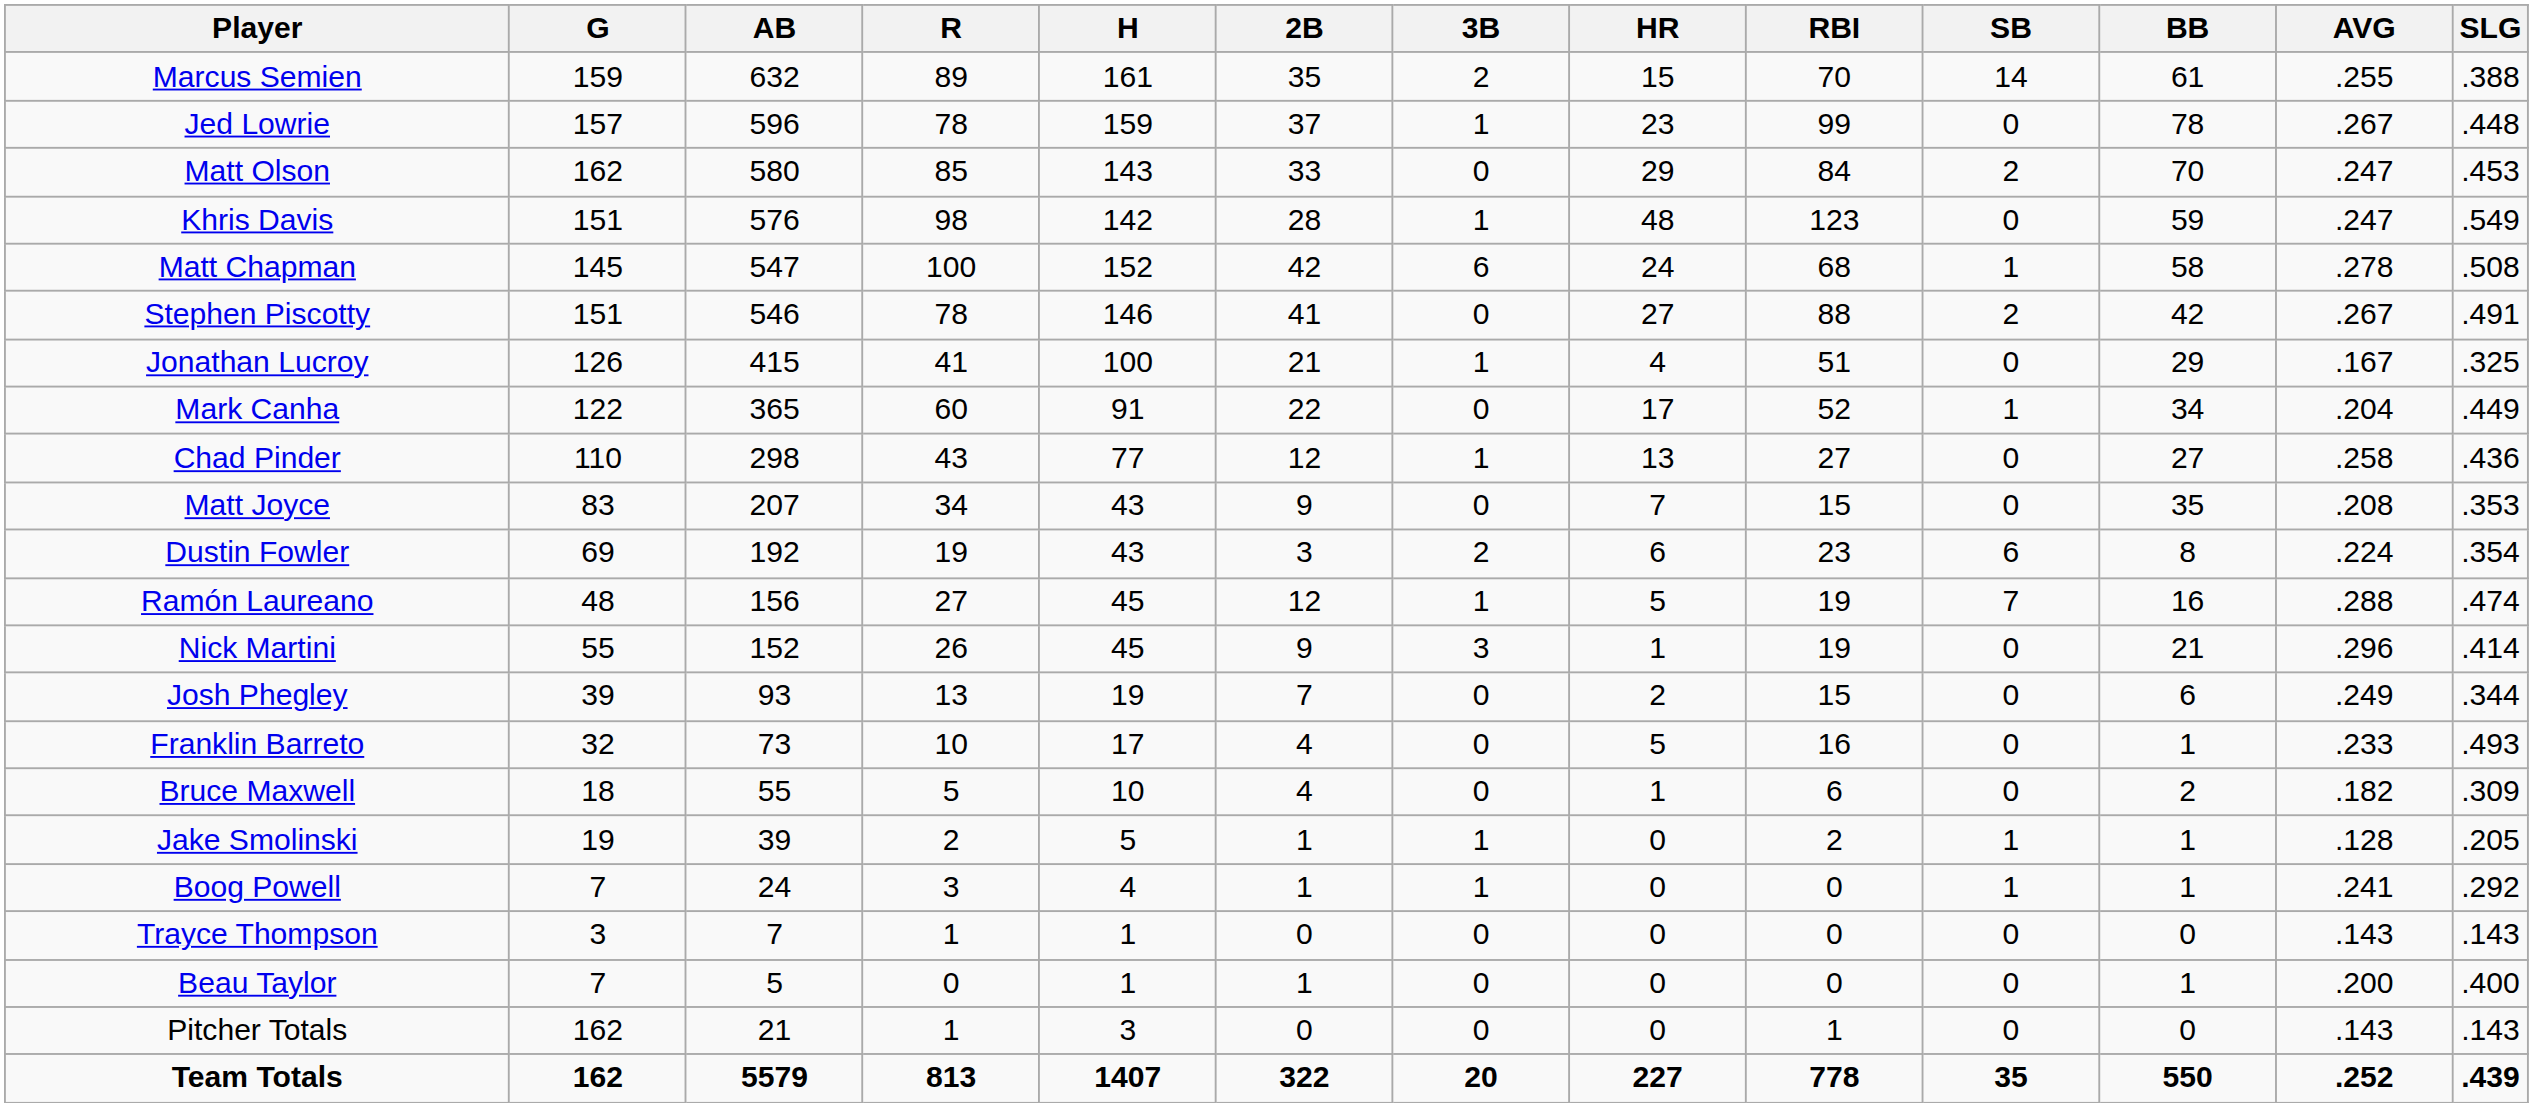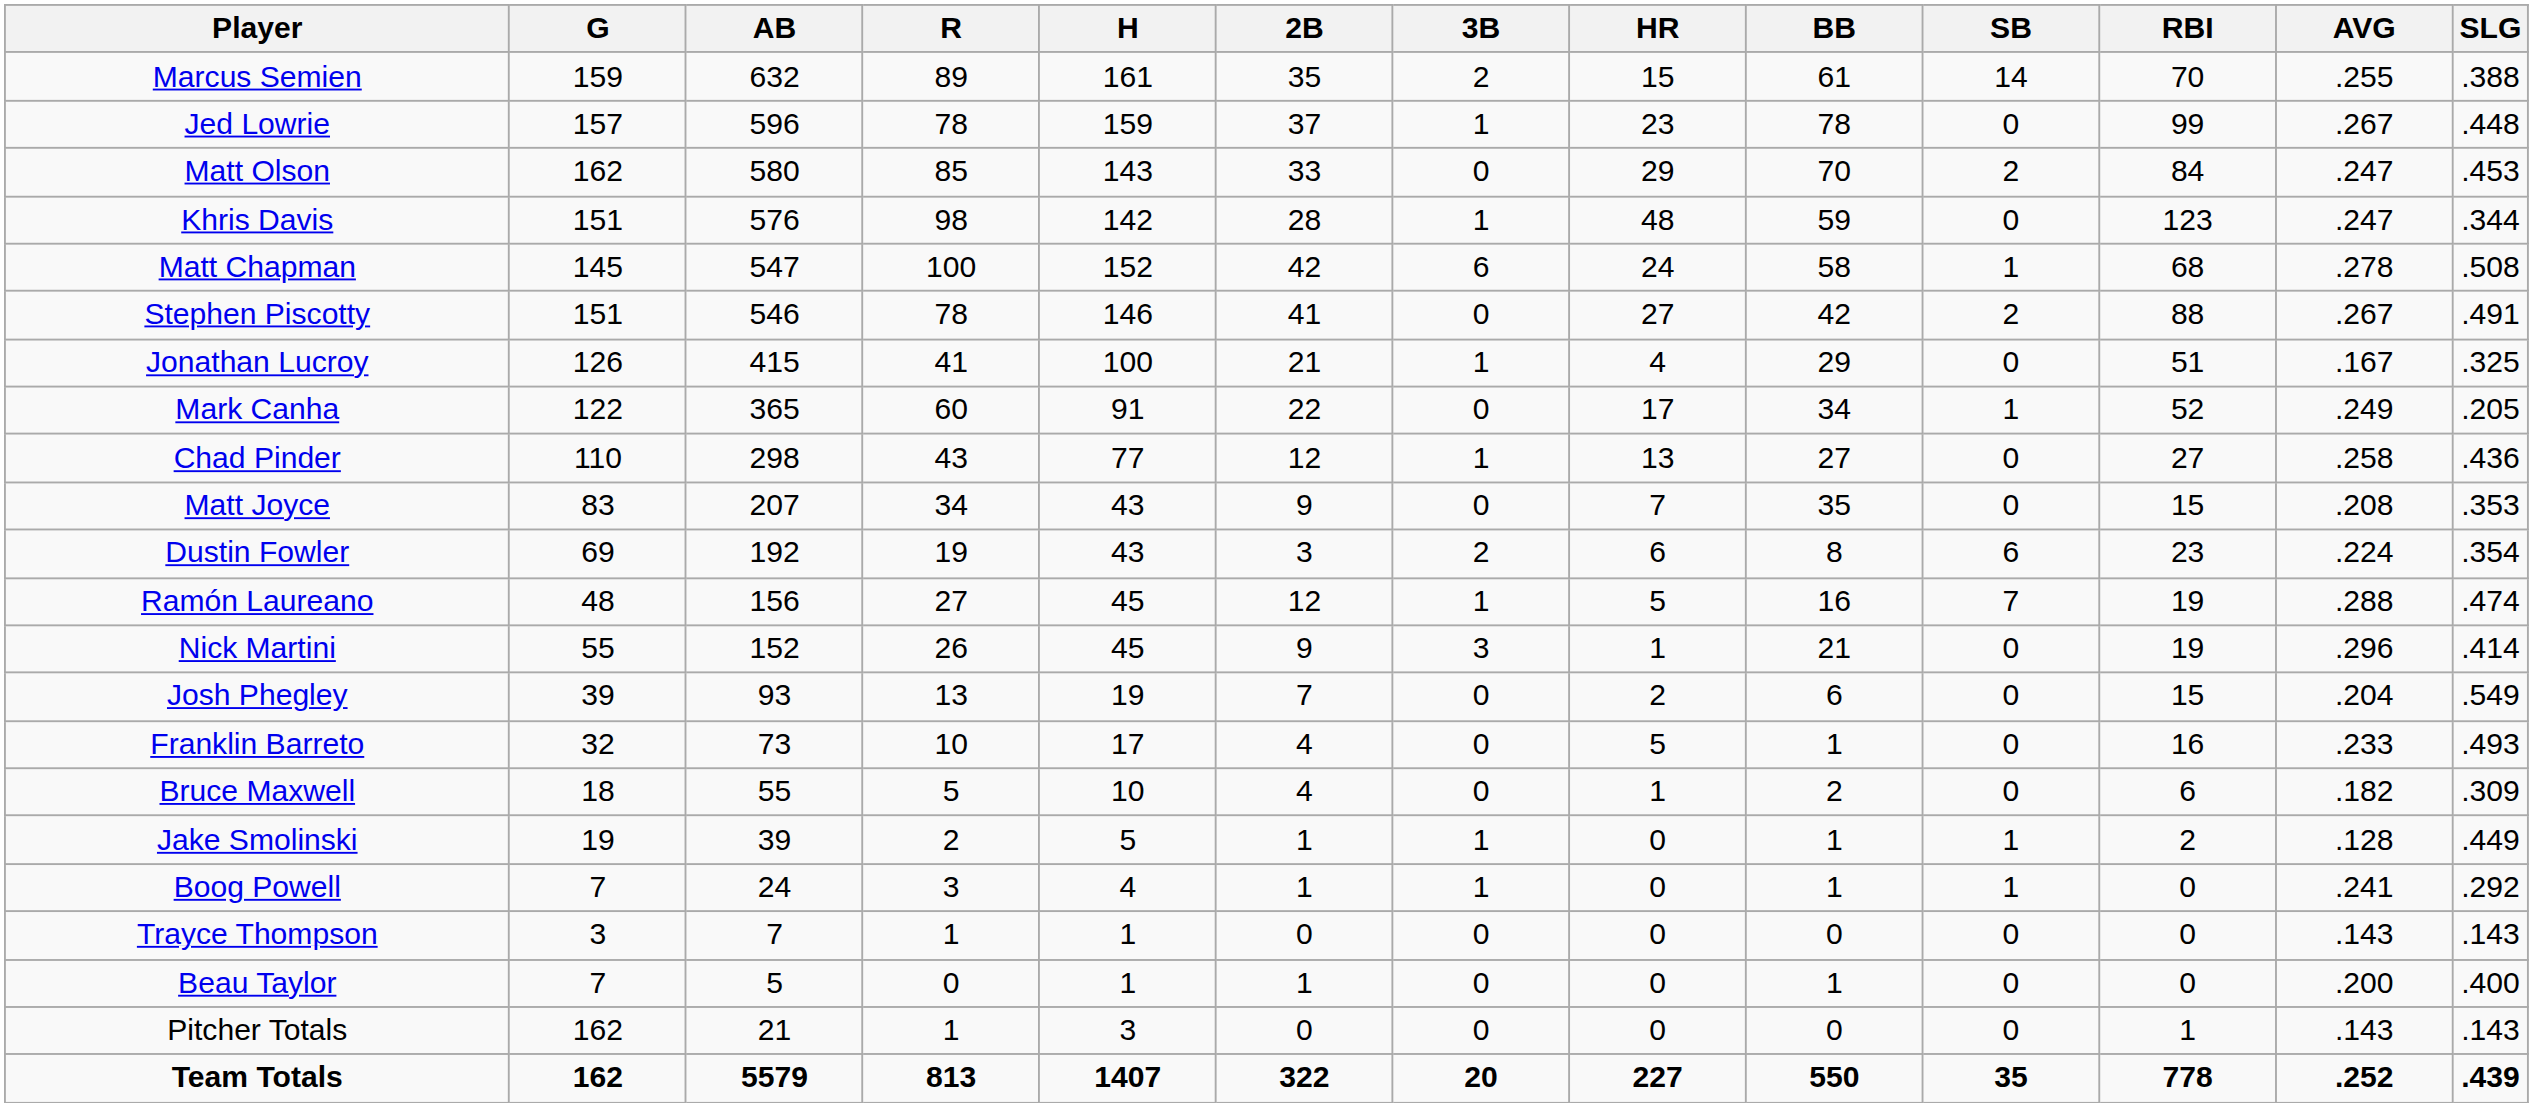columns swapped: (1834, 28) <-> (2188, 28)
(2490, 219) .549 -> (2490, 219) .344
(2364, 409) .204 -> (2364, 409) .249
(2490, 409) .449 -> (2490, 409) .205
(2364, 696) .249 -> (2364, 696) .204
(2490, 696) .344 -> (2490, 696) .549
(2490, 839) .205 -> (2490, 839) .449
